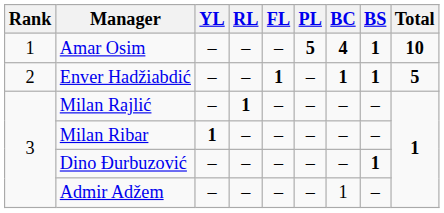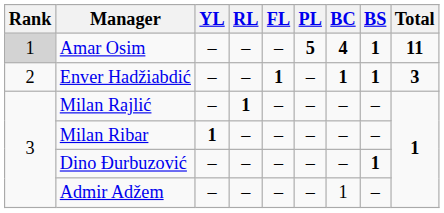(30, 47) no background -> (30, 47) lightgrey background
(415, 47) 10 -> (415, 47) 11
(415, 76) 5 -> (415, 76) 3
